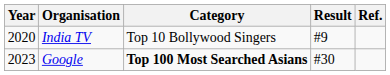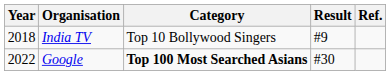(22, 37) 2020 -> (22, 37) 2018
(22, 59) 2023 -> (22, 59) 2022
